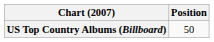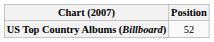(189, 29) 50 -> (189, 29) 52
